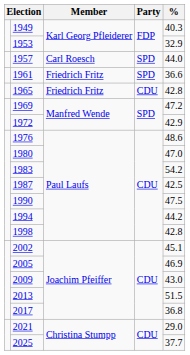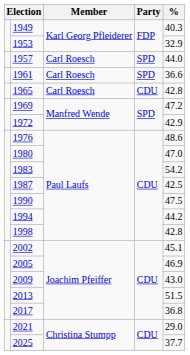(75, 75) Friedrich Fritz -> (70, 75) Carl Roesch
(75, 91) Friedrich Fritz -> (70, 91) Carl Roesch
